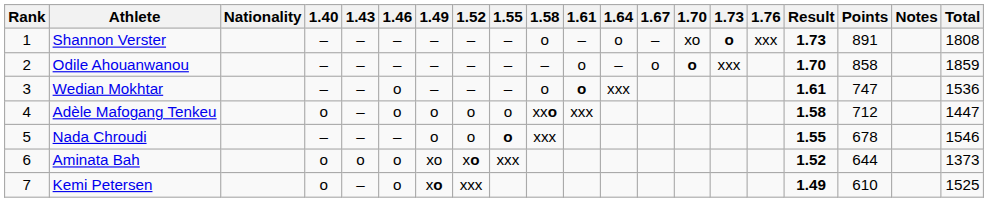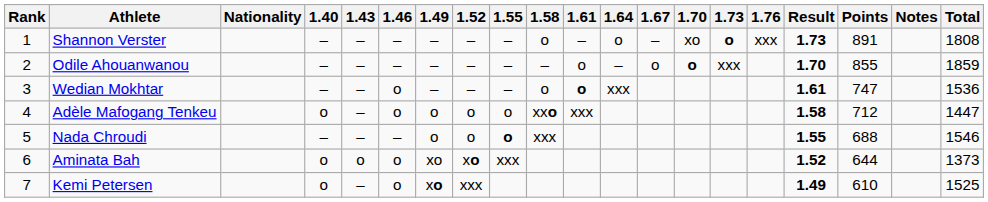(865, 64) 858 -> (865, 64) 855
(865, 136) 678 -> (865, 136) 688
